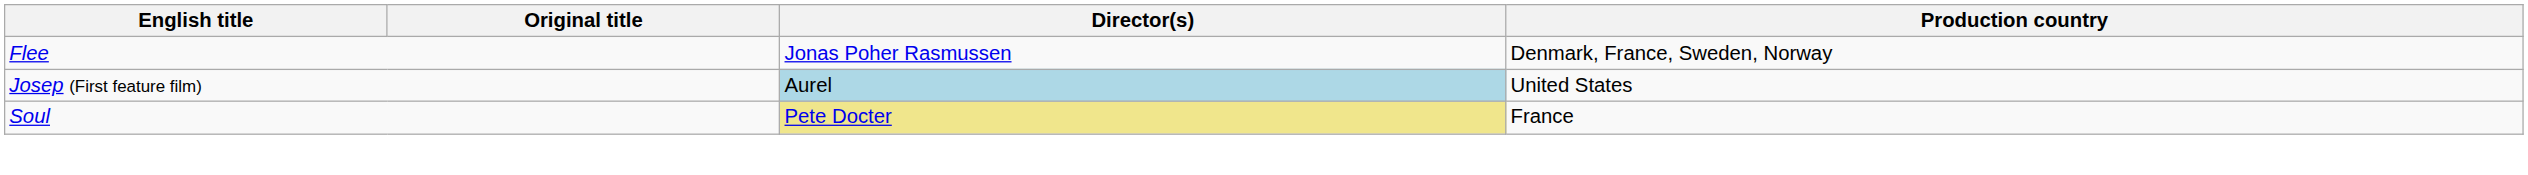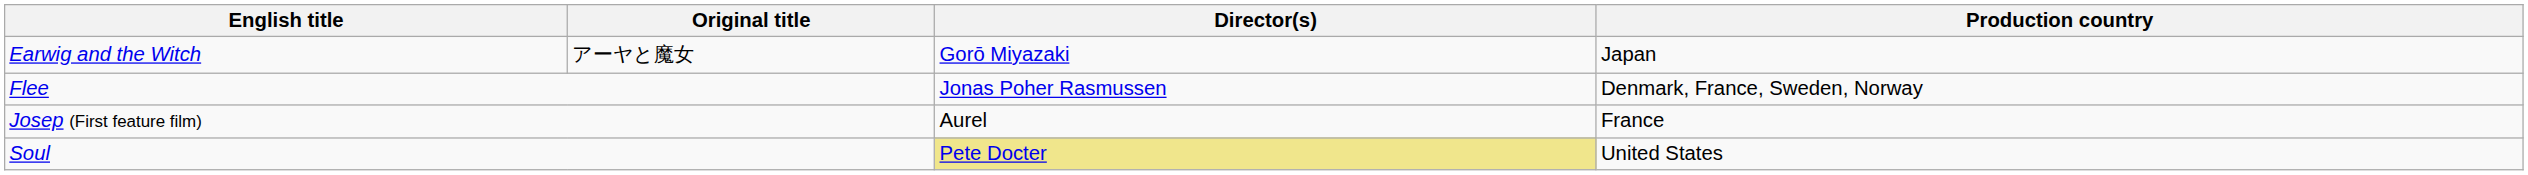+ row: (105, 54)
(808, 85) lightblue background -> (963, 121) no background
(1571, 85) United States -> (1633, 121) France
(1542, 117) France -> (1662, 153) United States
